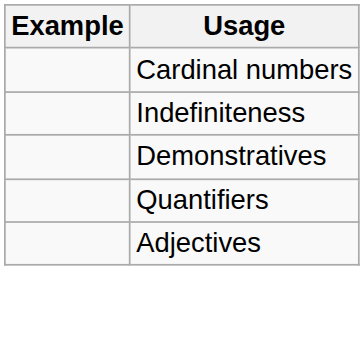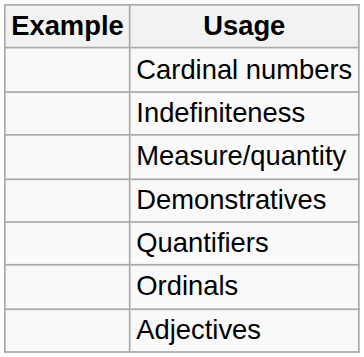+ row: (241, 156)
+ row: (187, 286)
